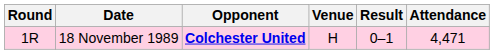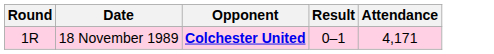- column: (333, 15)
(448, 37) 4,471 -> (400, 37) 4,171
